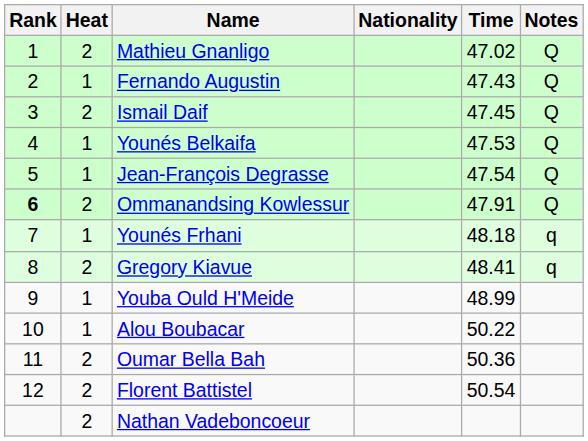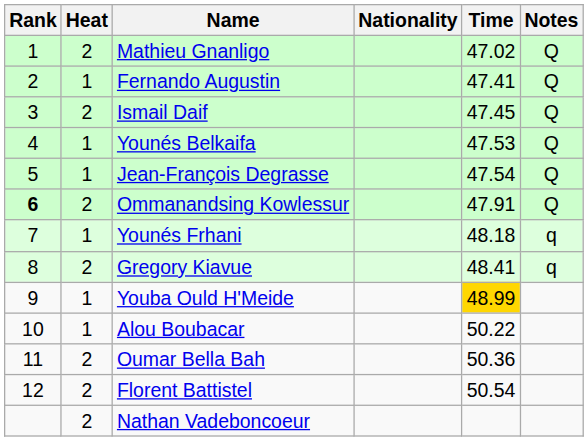(491, 82) 47.43 -> (491, 82) 47.41
(491, 297) no background -> (491, 297) gold background
